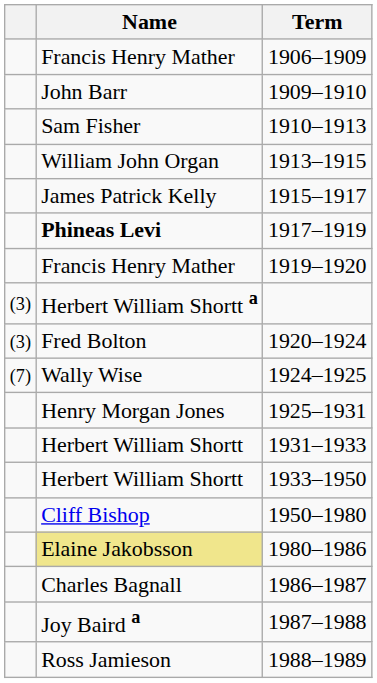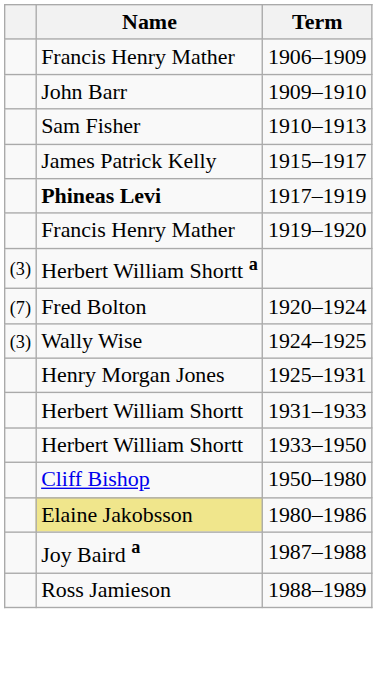- row: (317, 160)
(20, 342) (3) -> (20, 307) (7)
(20, 376) (7) -> (20, 342) (3)
- row: (317, 584)
